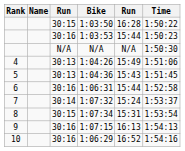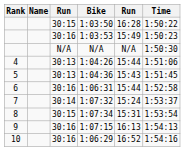(129, 37) 15:44 -> (129, 37) 15:49
(129, 62) 15:49 -> (129, 62) 15:44
